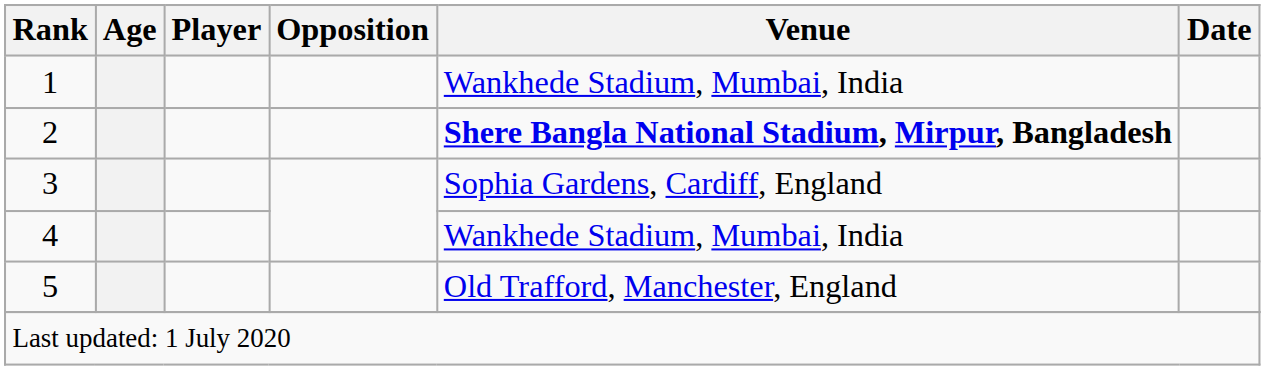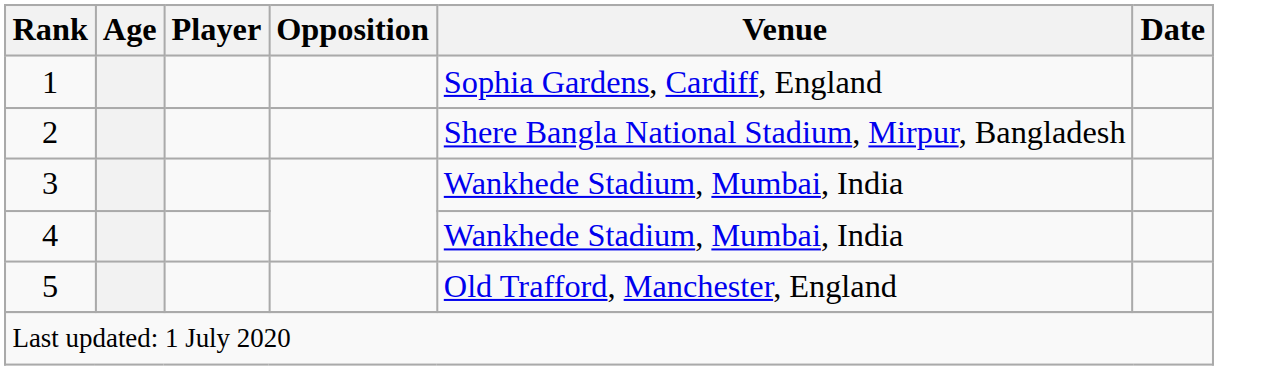(674, 81) Wankhede Stadium, Mumbai, India -> (663, 81) Sophia Gardens, Cardiff, England
(808, 132) bold -> (785, 132) normal
(663, 183) Sophia Gardens, Cardiff, England -> (674, 183) Wankhede Stadium, Mumbai, India
